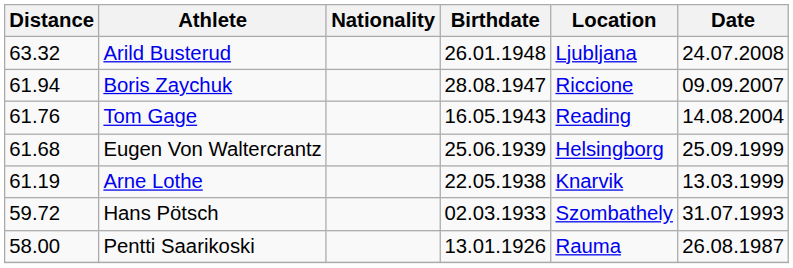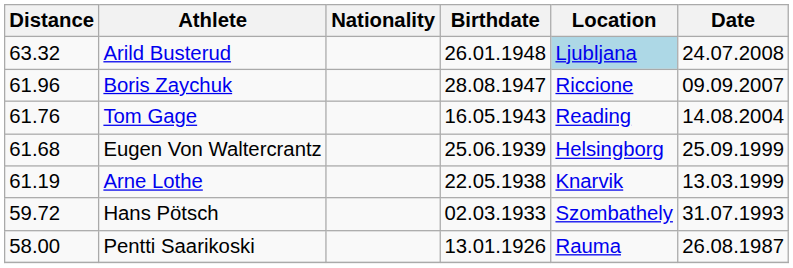(596, 52) no background -> (596, 52) lightblue background
(35, 85) 61.94 -> (35, 85) 61.96
